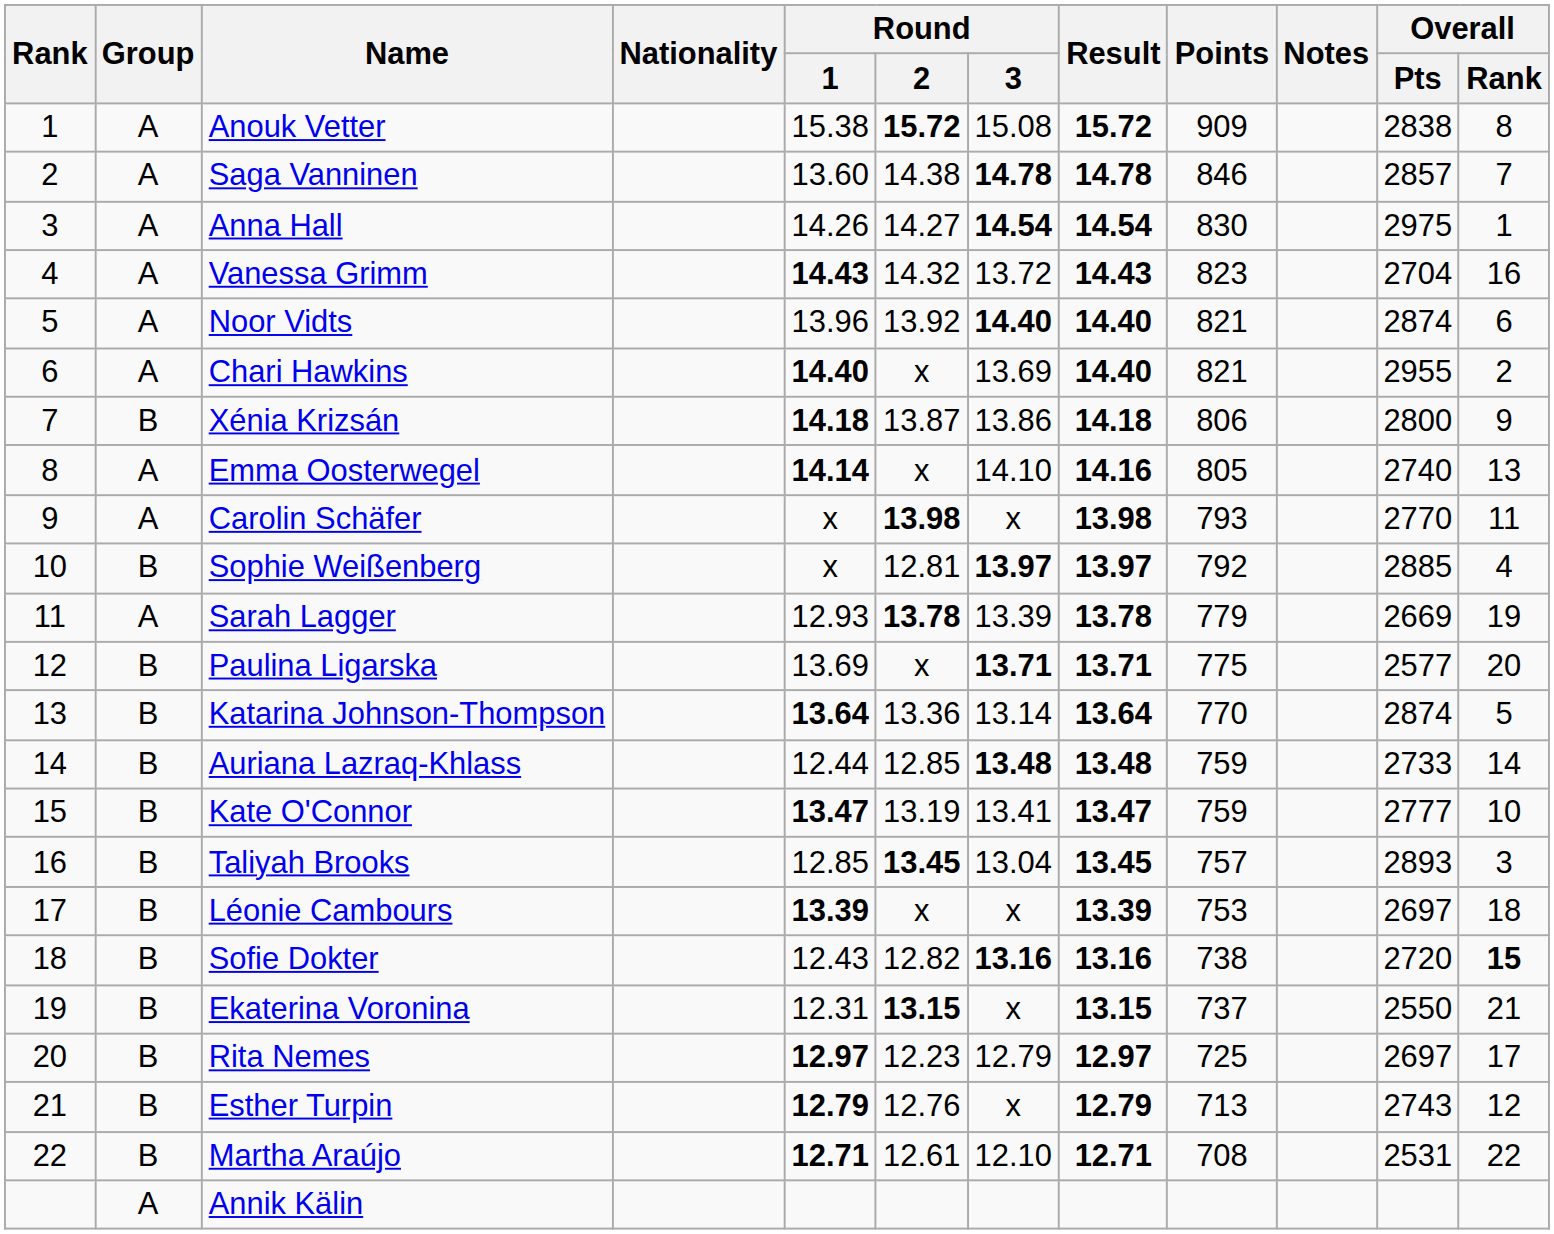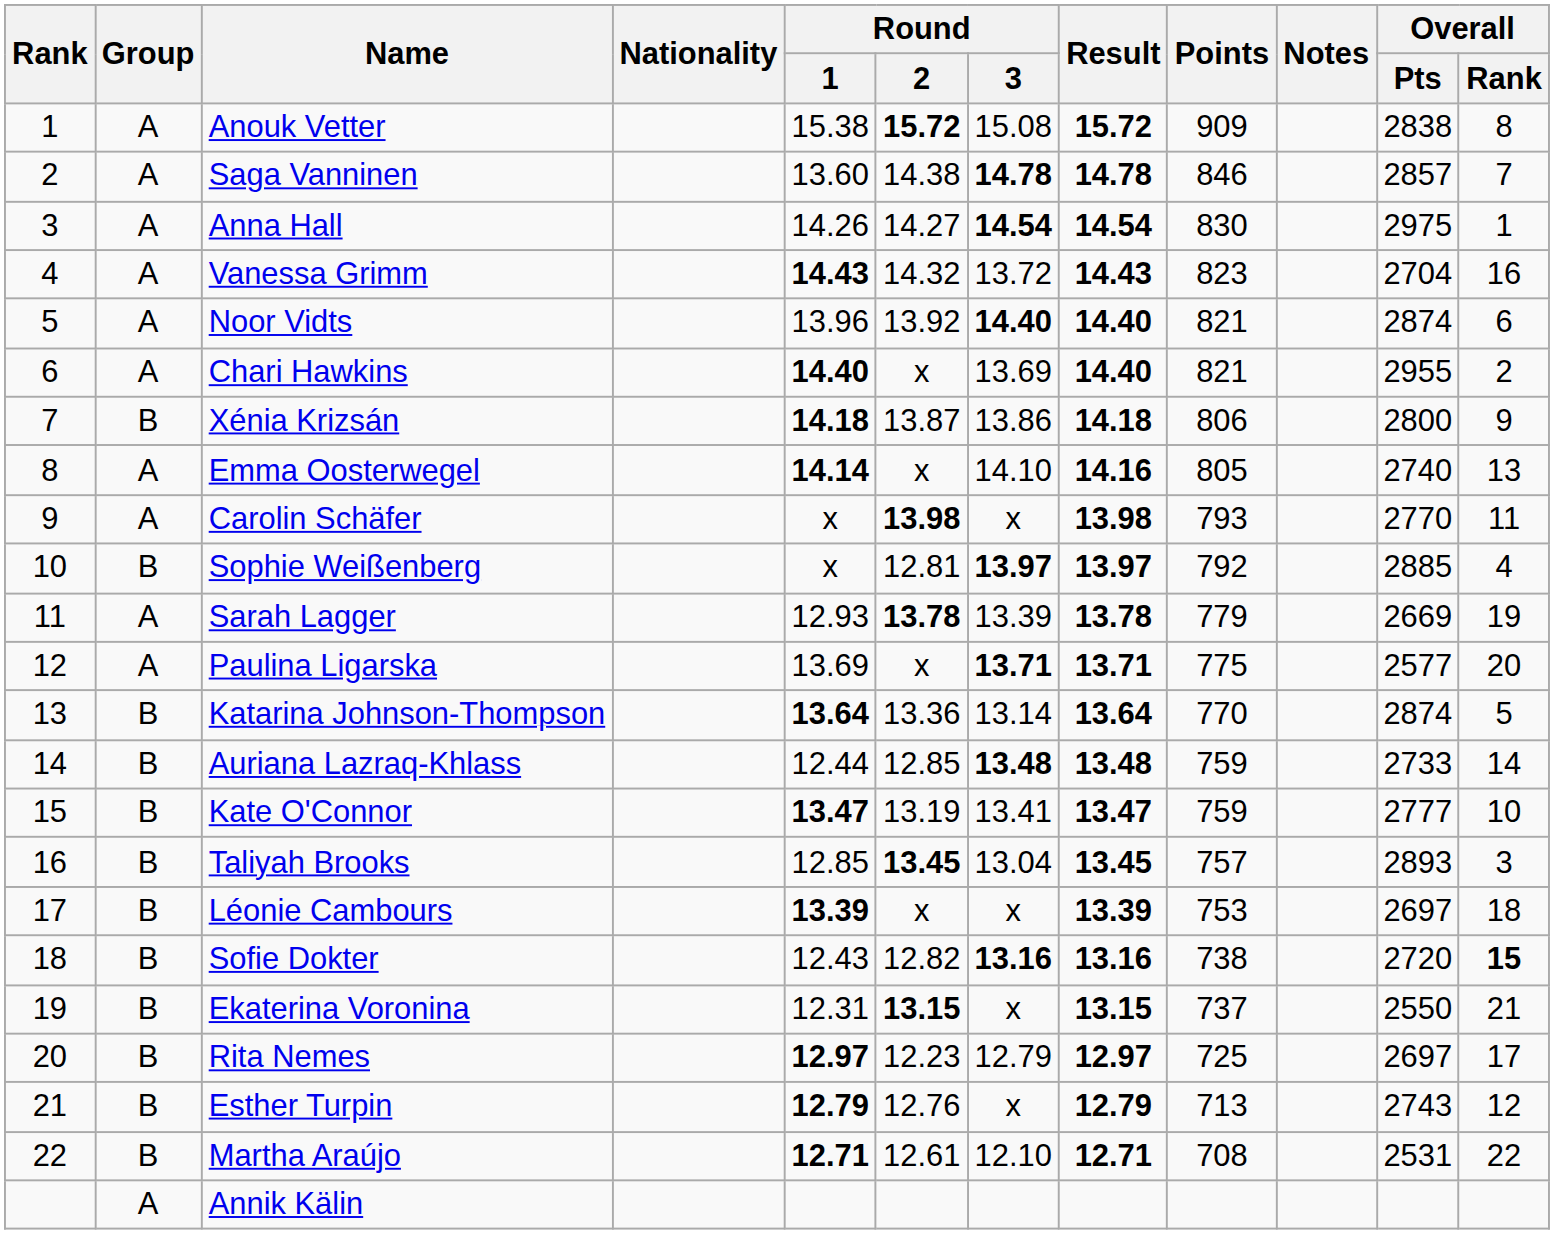(148, 665) B -> (148, 665) A
